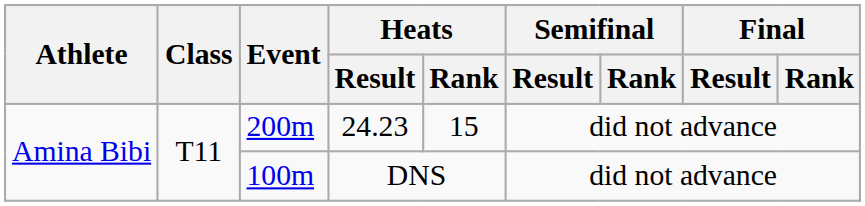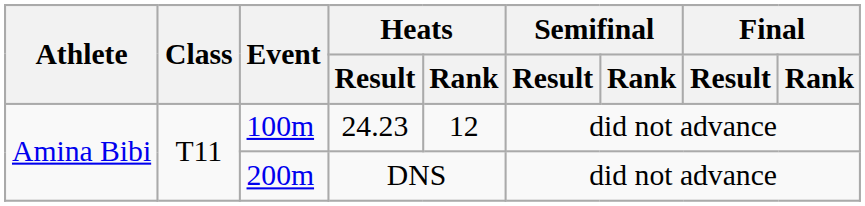(280, 127) 200m -> (280, 127) 100m
(464, 127) 15 -> (464, 127) 12
(280, 176) 100m -> (280, 176) 200m
